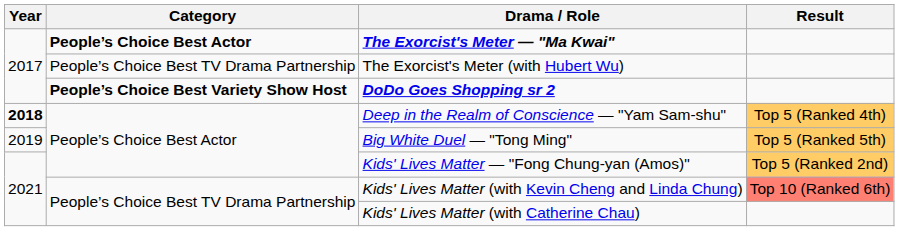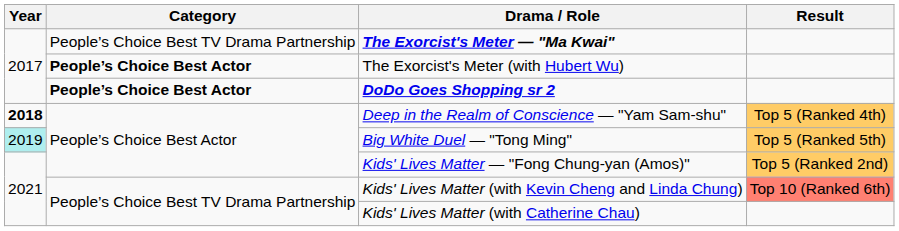(151, 41) People’s Choice Best Actor -> (203, 41) People’s Choice Best TV Drama Partnership
(203, 66) People’s Choice Best TV Drama Partnership -> (151, 66) People’s Choice Best Actor
(198, 90) People’s Choice Best Variety Show Host -> (151, 90) People’s Choice Best Actor
(25, 139) no background -> (25, 139) paleturquoise background
